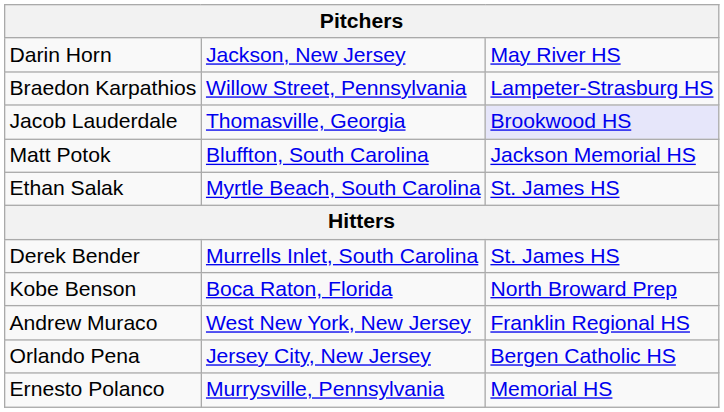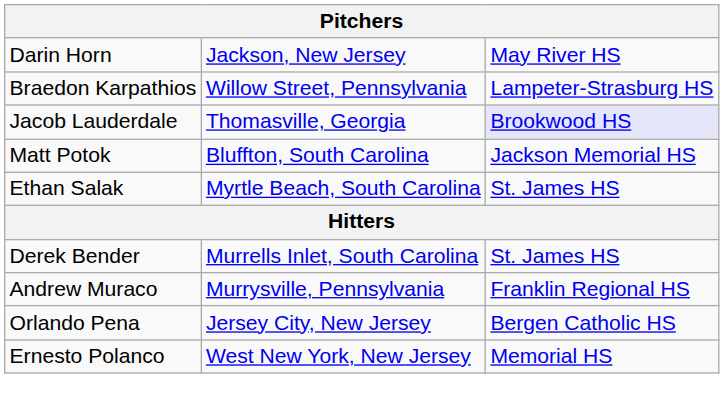- row: (73, 289)
(338, 322) West New York, New Jersey -> (325, 289) Murrysville, Pennsylvania
(325, 389) Murrysville, Pennsylvania -> (338, 356) West New York, New Jersey
